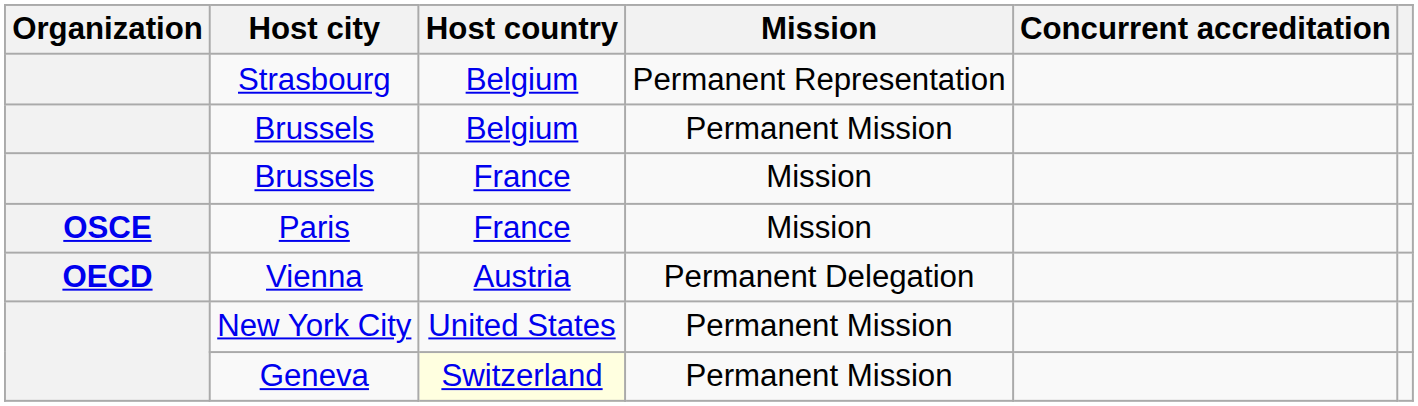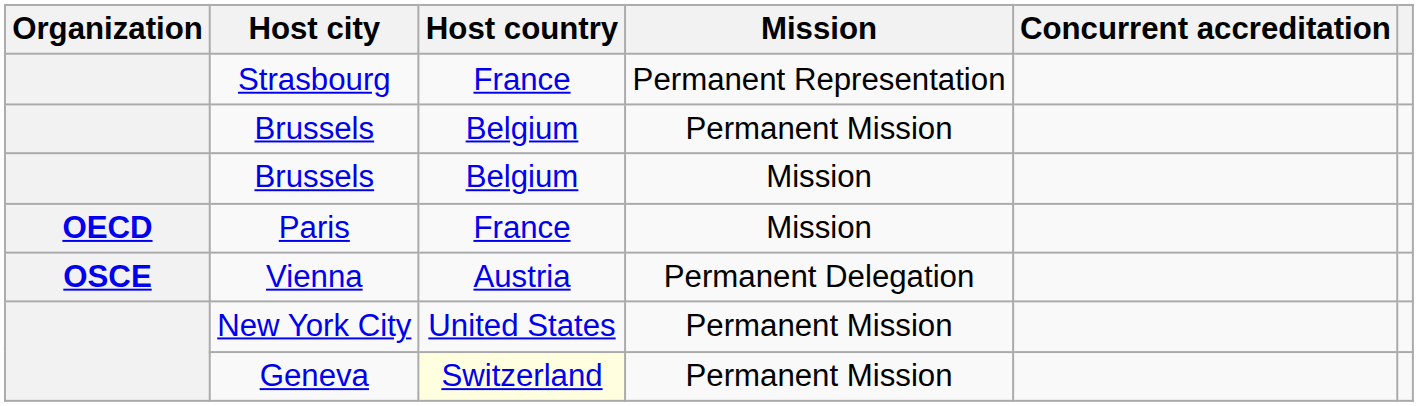(522, 78) Belgium -> (522, 78) France
(522, 177) France -> (522, 177) Belgium
(108, 227) OSCE -> (107, 227) OECD
(107, 276) OECD -> (108, 276) OSCE
